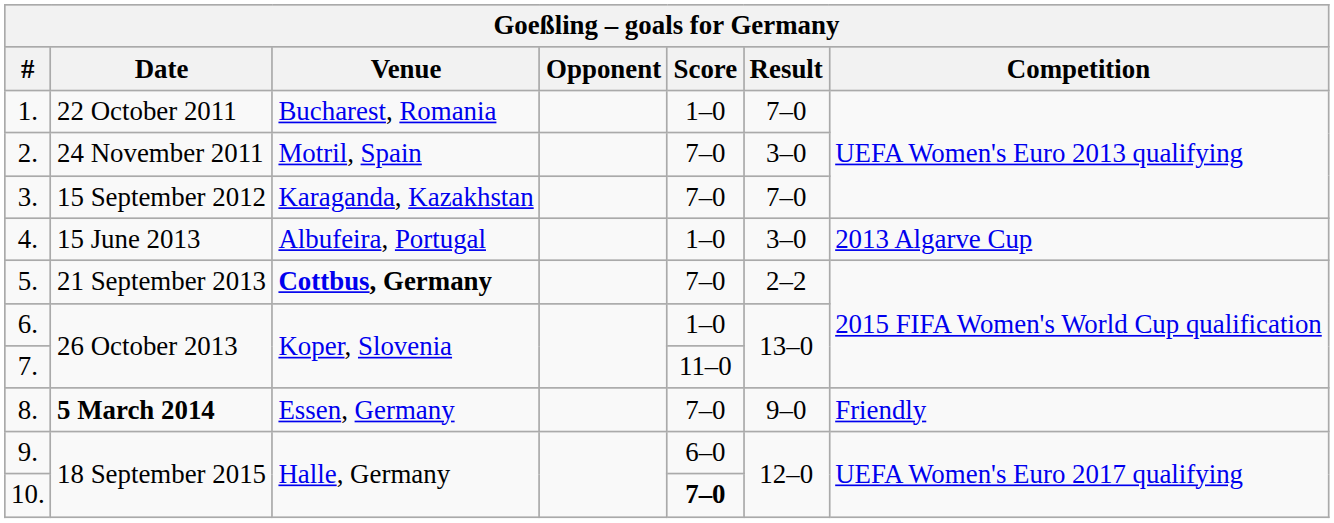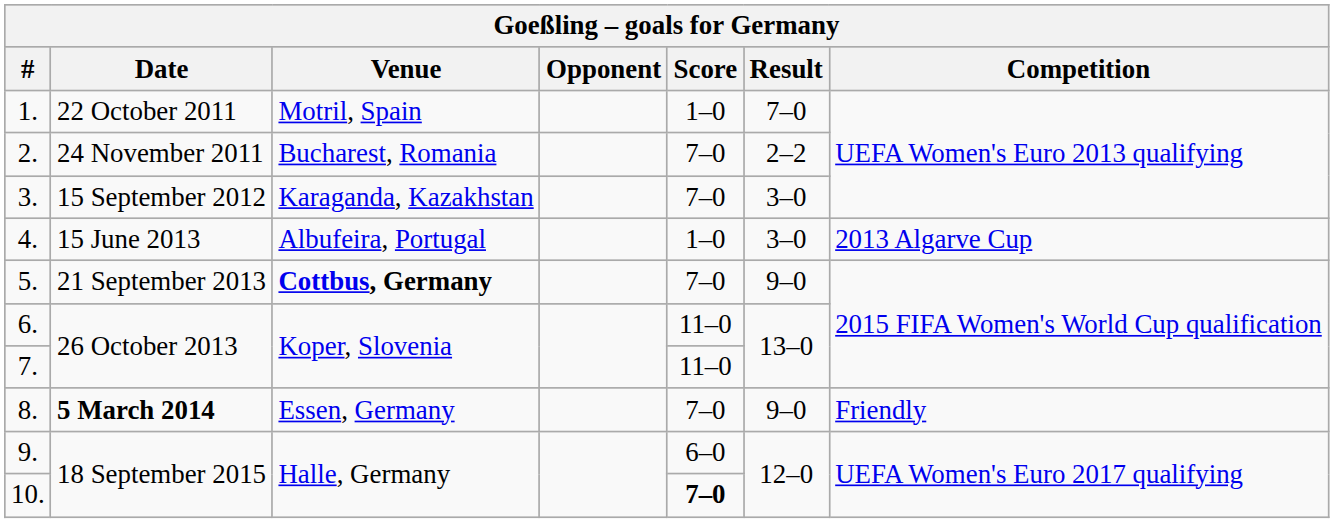(387, 111) Bucharest, Romania -> (350, 111) Motril, Spain
(350, 153) Motril, Spain -> (387, 153) Bucharest, Romania
(786, 153) 3–0 -> (786, 153) 2–2
(786, 196) 7–0 -> (786, 196) 3–0
(786, 281) 2–2 -> (786, 281) 9–0
(705, 324) 1–0 -> (705, 324) 11–0
